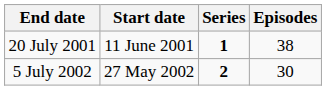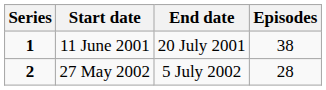columns swapped: (224, 17) <-> (52, 17)
(285, 71) 30 -> (285, 71) 28
